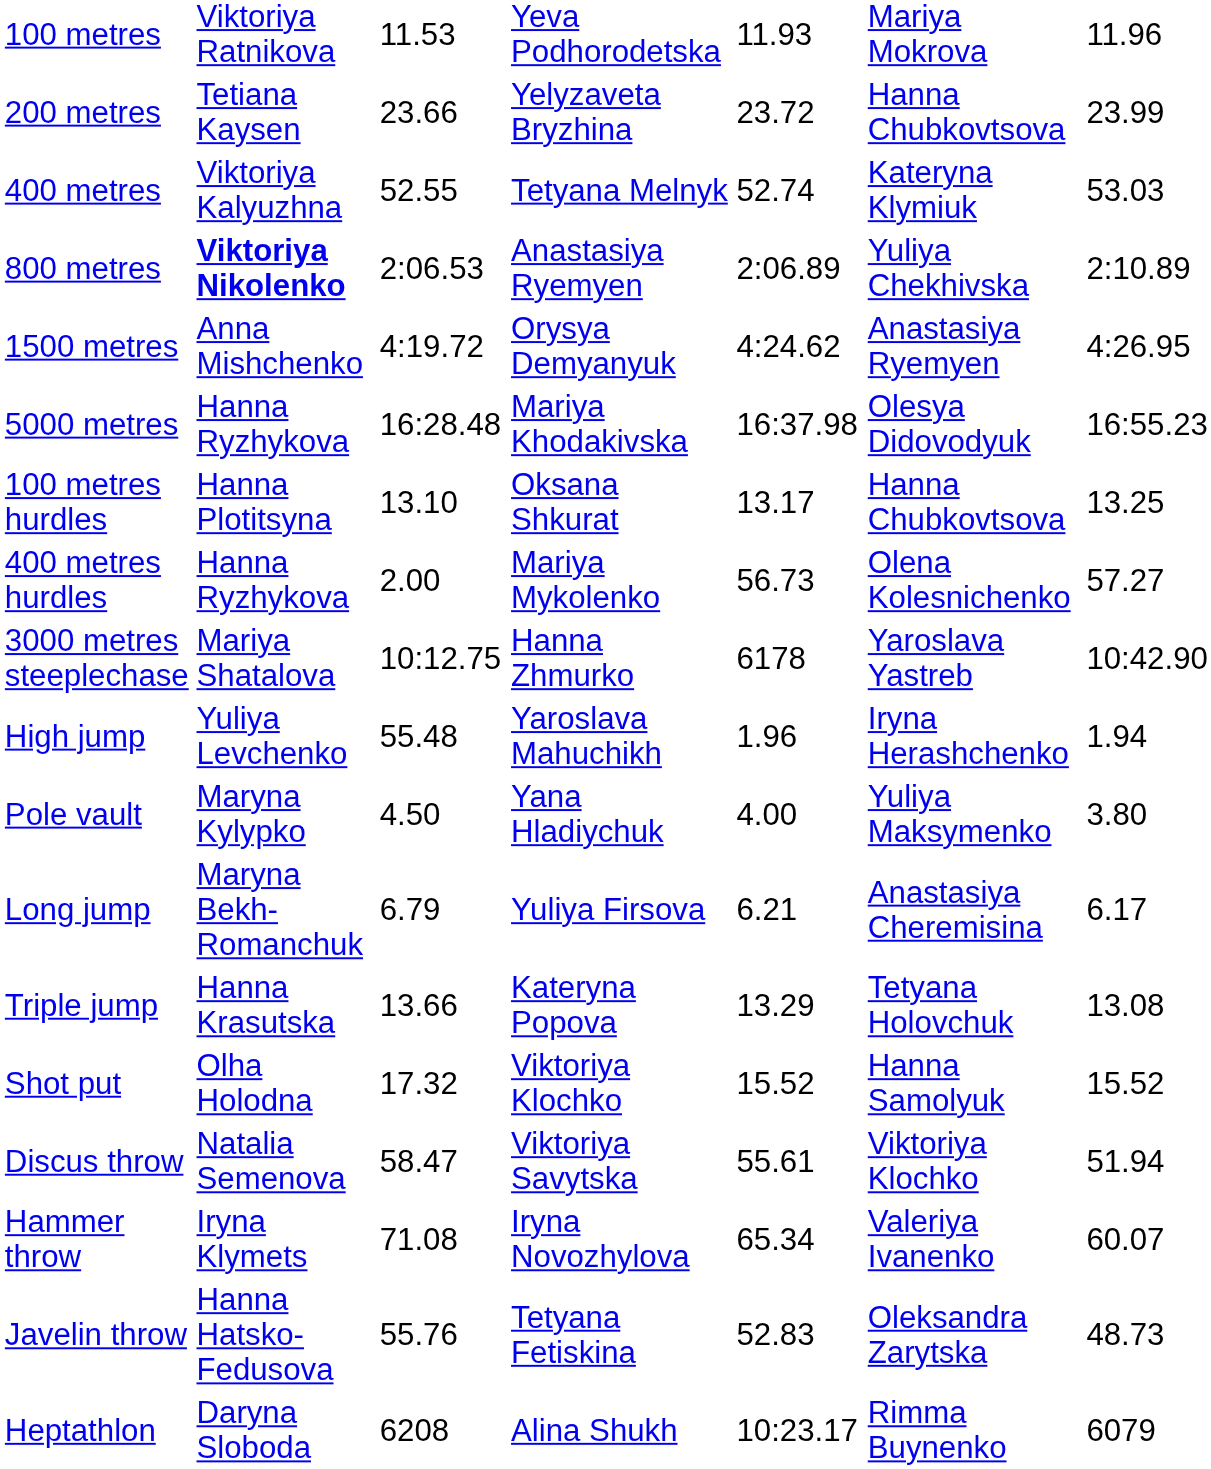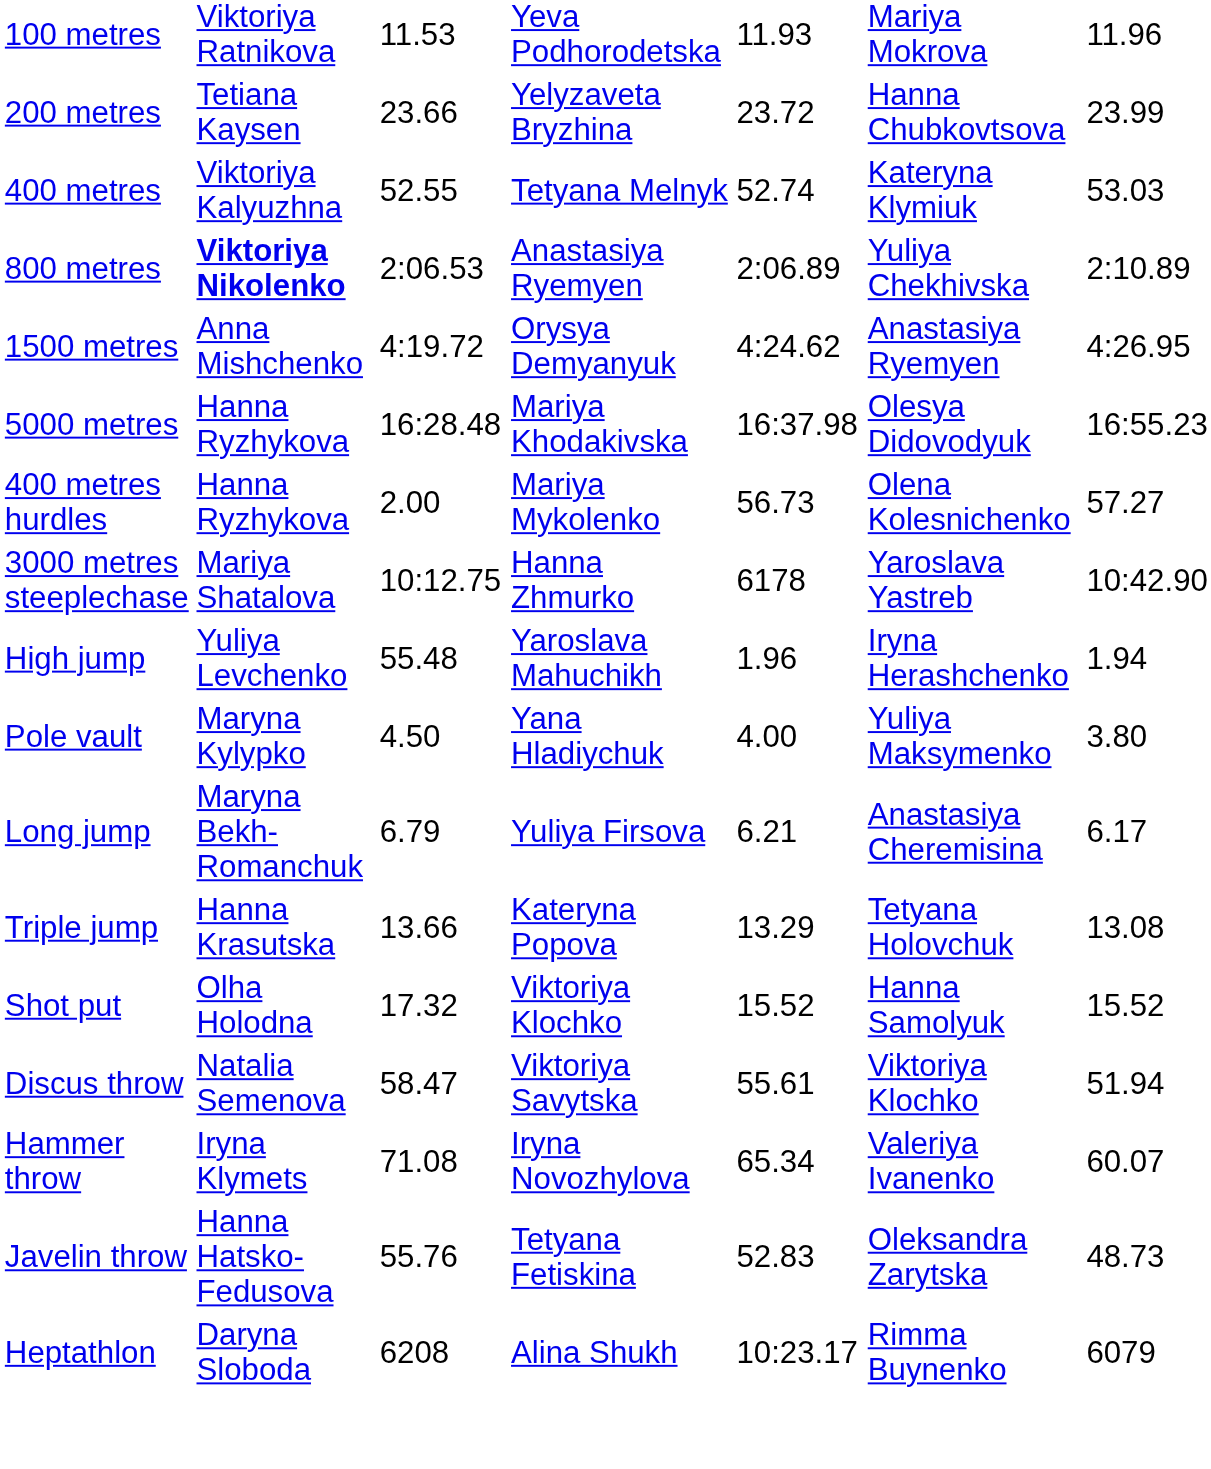- row: (83, 502)
